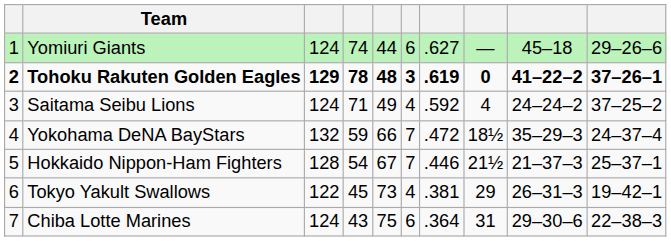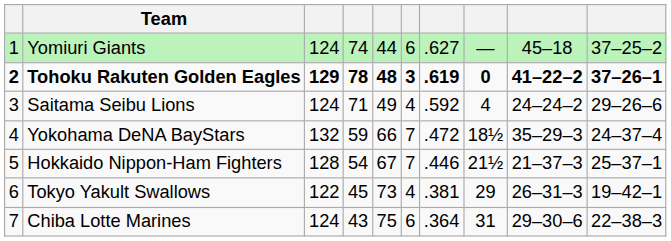(627, 47) 29–26–6 -> (627, 47) 37–25–2
(627, 105) 37–25–2 -> (627, 105) 29–26–6
